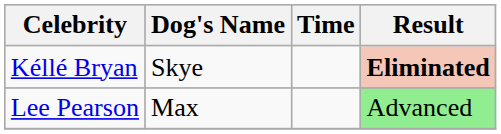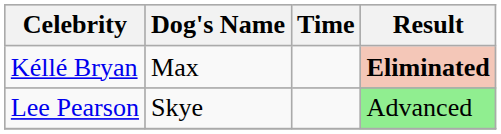(177, 66) Skye -> (175, 66) Max
(175, 107) Max -> (177, 107) Skye
